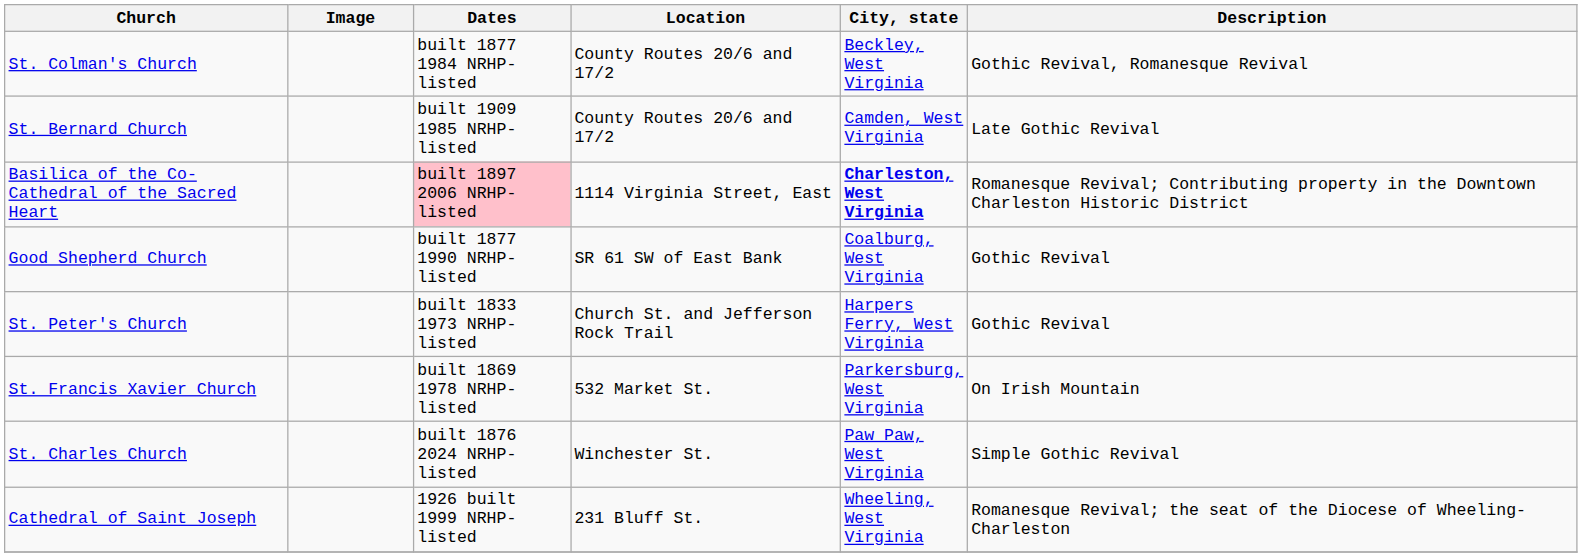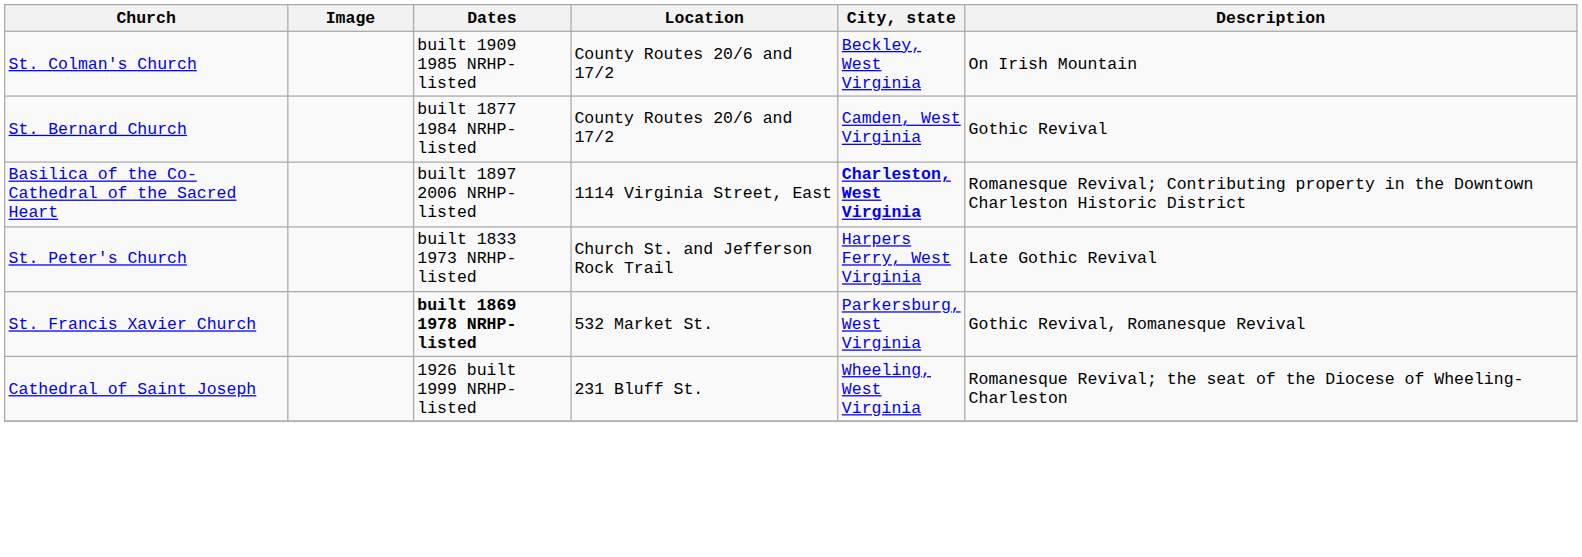(467, 64) built 1877 1984 NRHP-listed -> (467, 64) built 1909 1985 NRHP-listed
(1140, 64) Gothic Revival, Romanesque Revival -> (1053, 64) On Irish Mountain
(467, 129) built 1909 1985 NRHP-listed -> (467, 129) built 1877 1984 NRHP-listed
(1065, 129) Late Gothic Revival -> (1038, 129) Gothic Revival
(467, 194) pink background -> (467, 194) no background
- row: (108, 259)
(1040, 324) Gothic Revival -> (1063, 259) Late Gothic Revival
(467, 389) normal -> (467, 324) bold
(1055, 389) On Irish Mountain -> (1137, 324) Gothic Revival, Romanesque Revival
- row: (98, 454)
